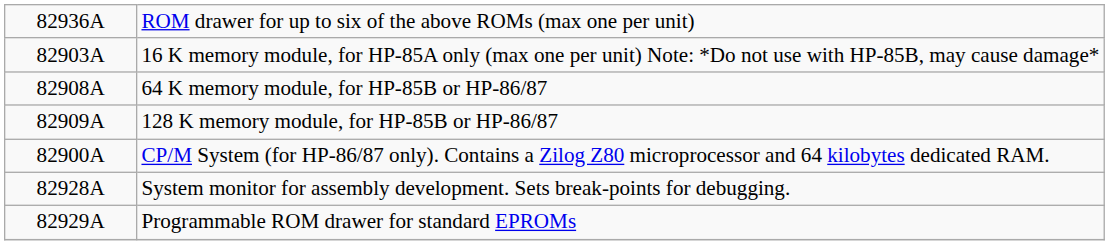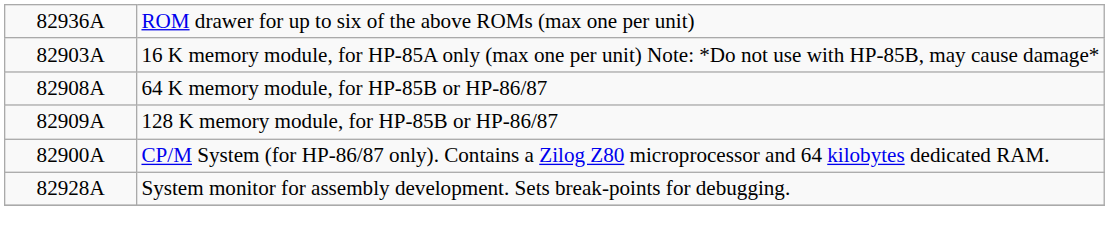- row: (359, 222)
